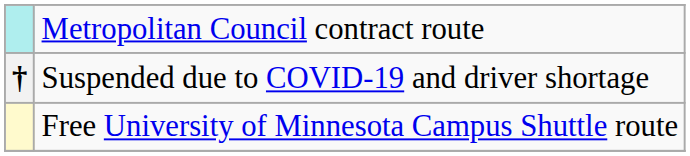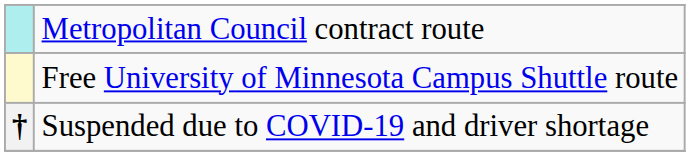rows swapped: (360, 126) <-> (345, 77)
